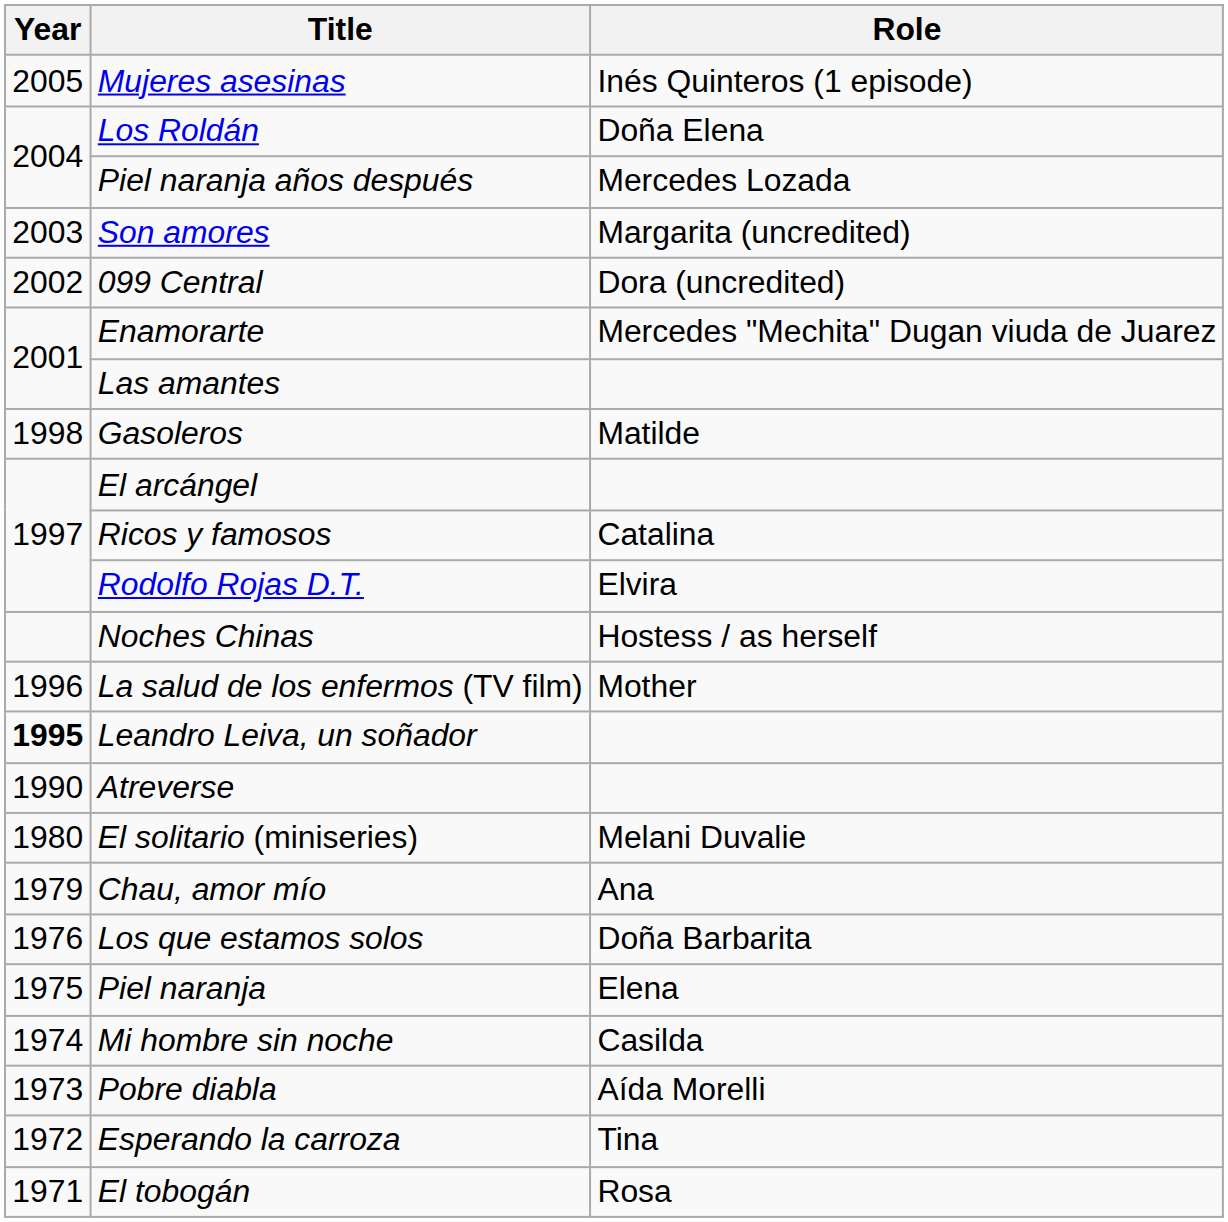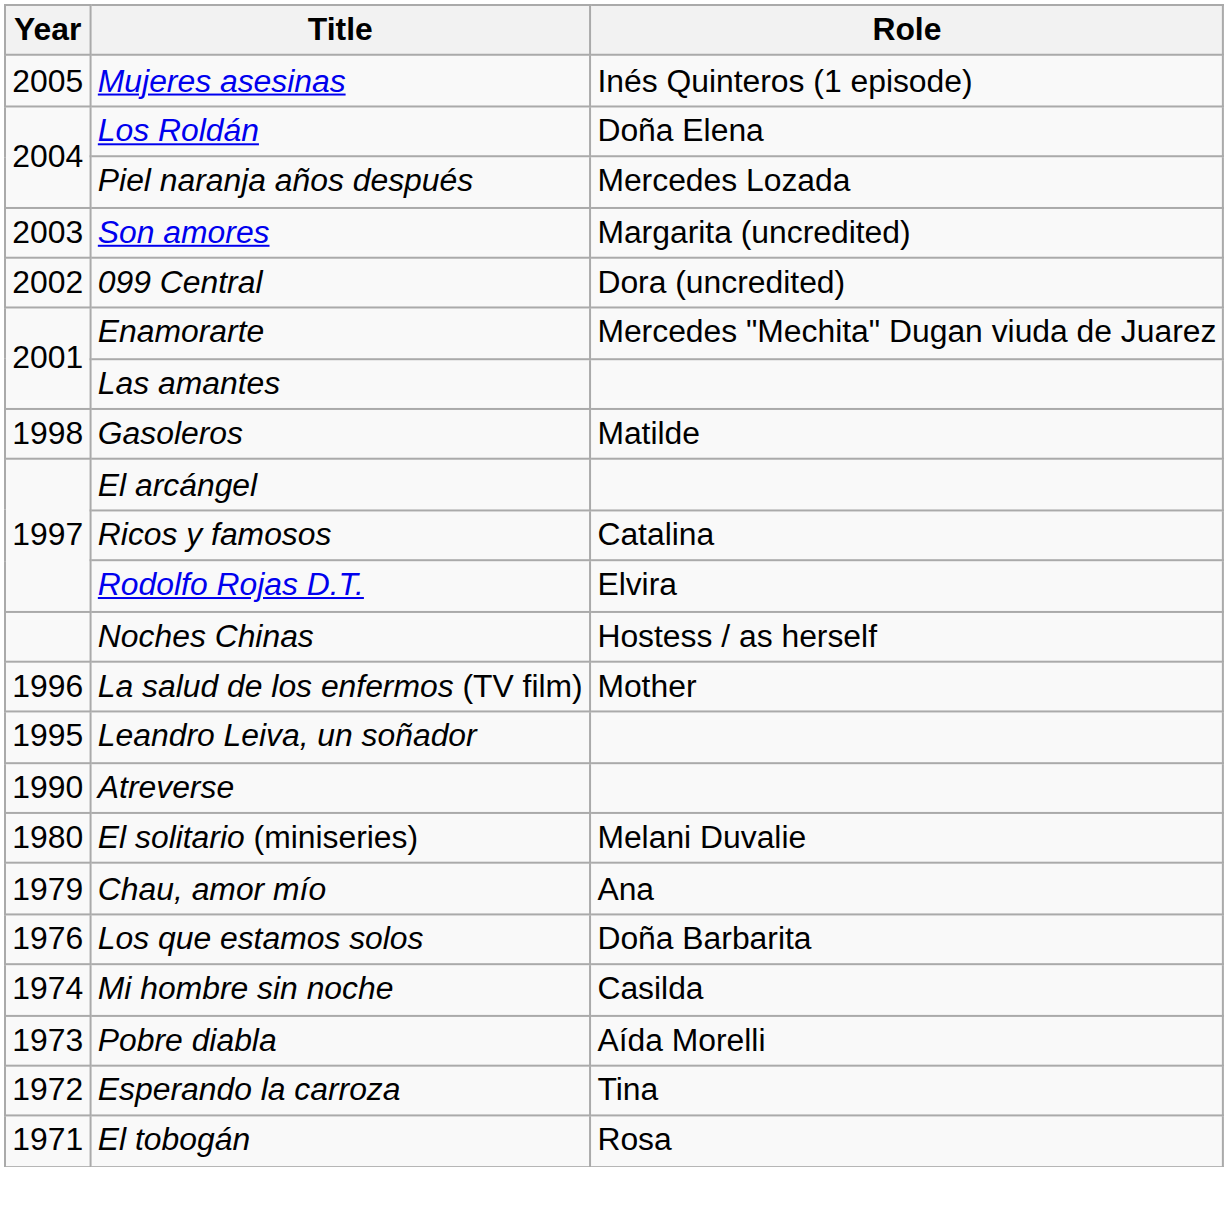(48, 736) bold -> (48, 736) normal
- row: (182, 989)
